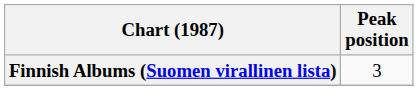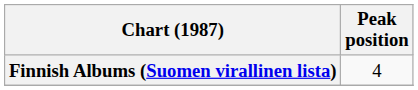(377, 70) 3 -> (377, 70) 4
